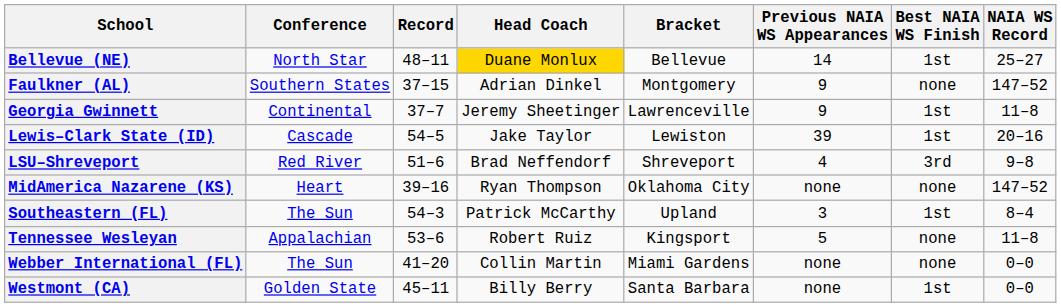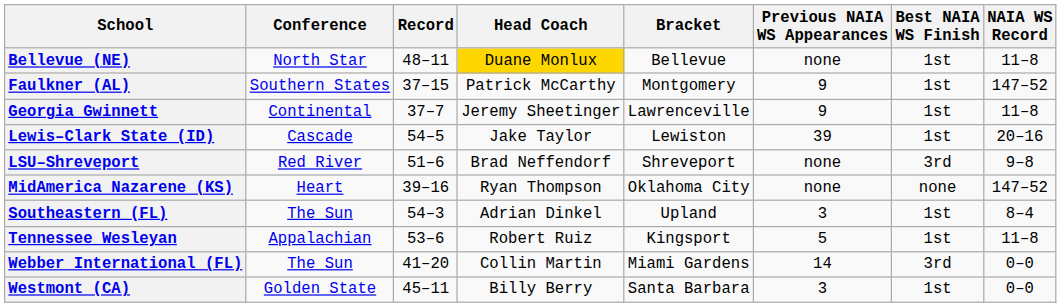(822, 61) 14 -> (822, 61) none
(1020, 61) 25–27 -> (1020, 61) 11–8
(541, 86) Adrian Dinkel -> (541, 86) Patrick McCarthy
(938, 86) none -> (938, 86) 1st
(822, 162) 4 -> (822, 162) none
(541, 213) Patrick McCarthy -> (541, 213) Adrian Dinkel
(938, 239) none -> (938, 239) 1st
(822, 264) none -> (822, 264) 14
(938, 264) none -> (938, 264) 3rd
(822, 290) none -> (822, 290) 3
